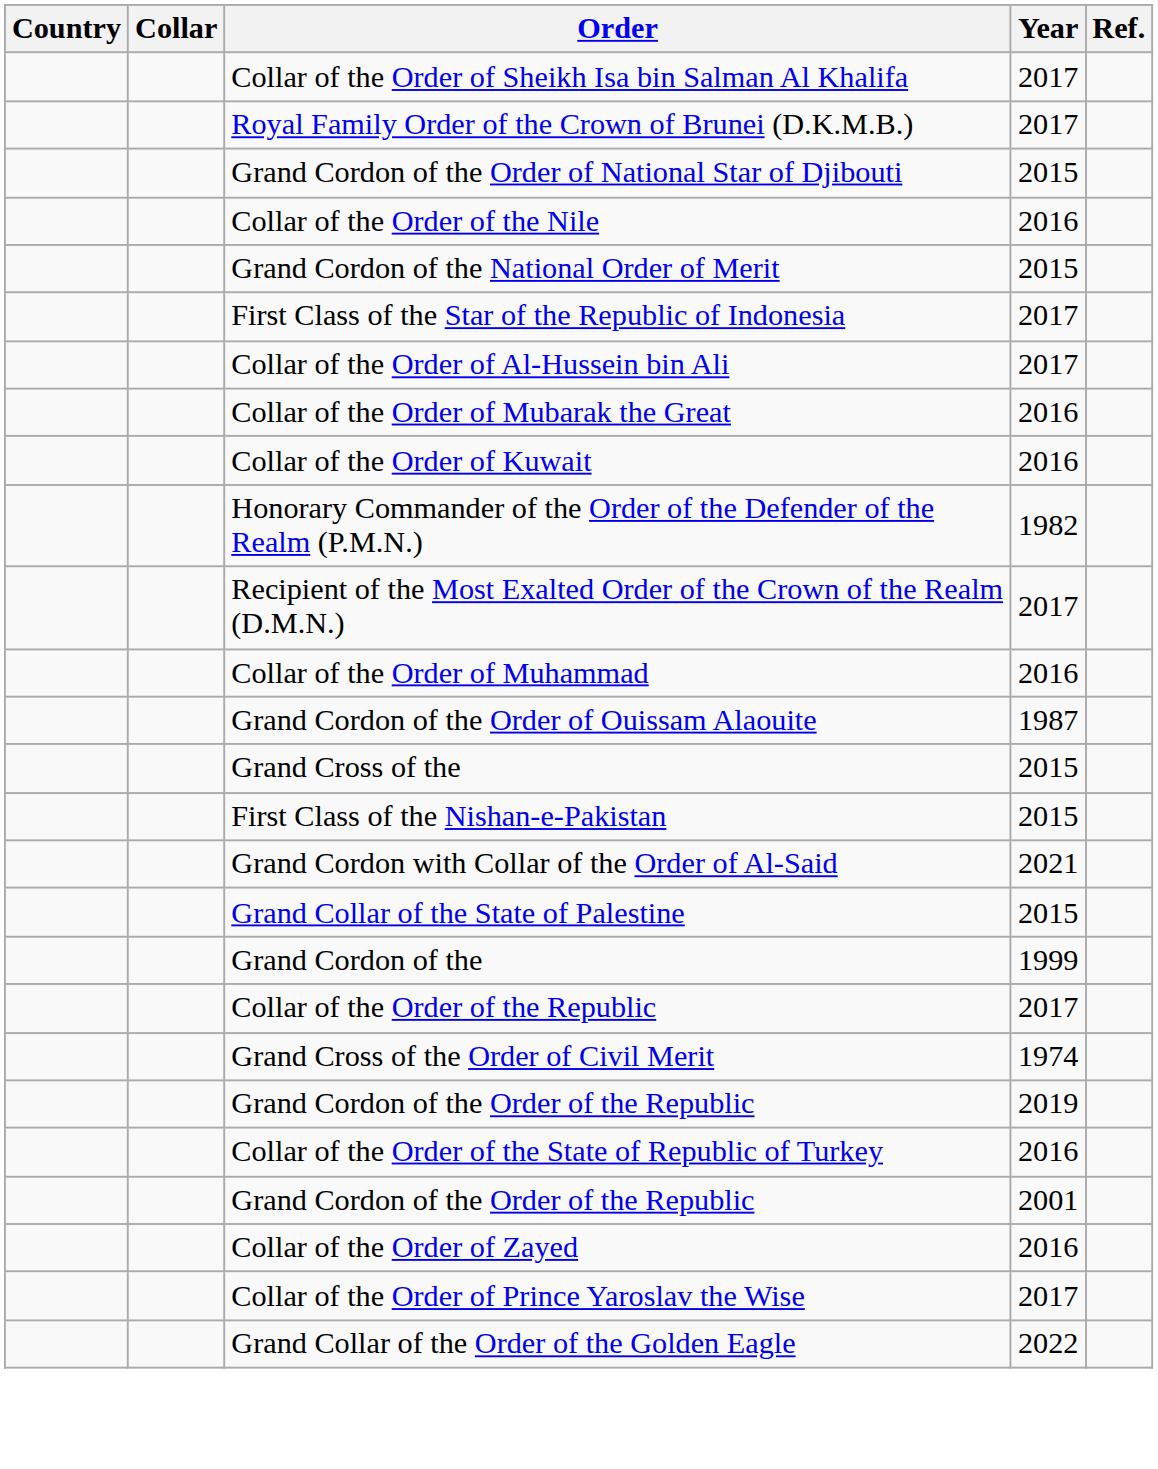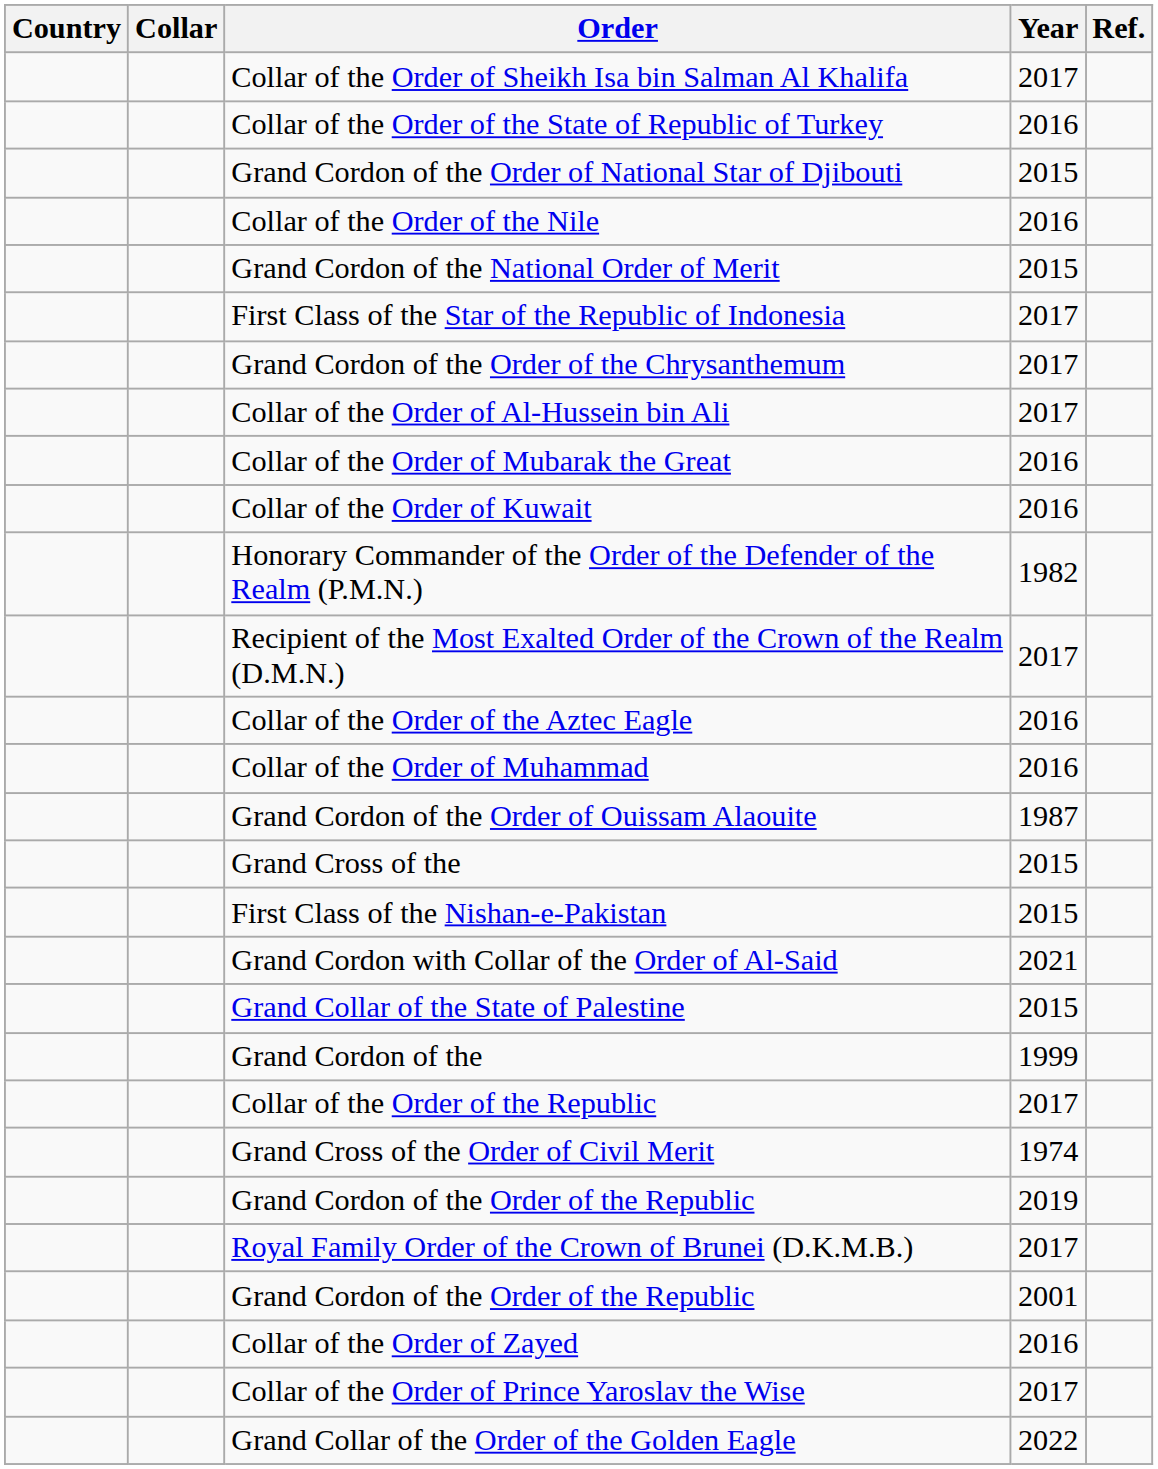rows swapped: (572, 124) <-> (557, 1151)
+ row: (538, 364)
+ row: (462, 719)
